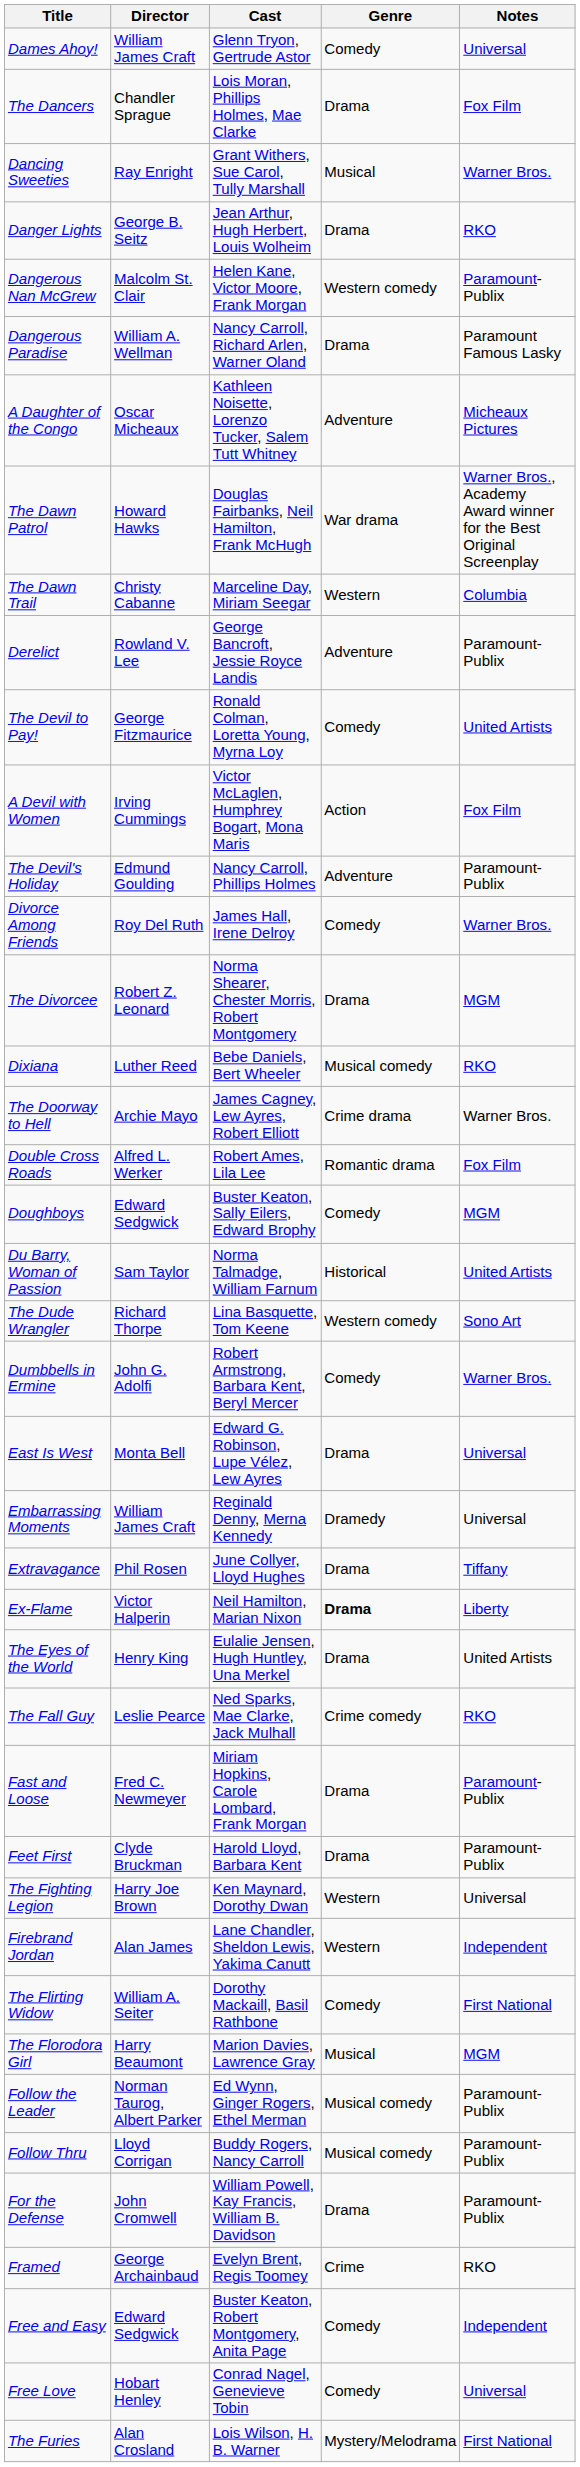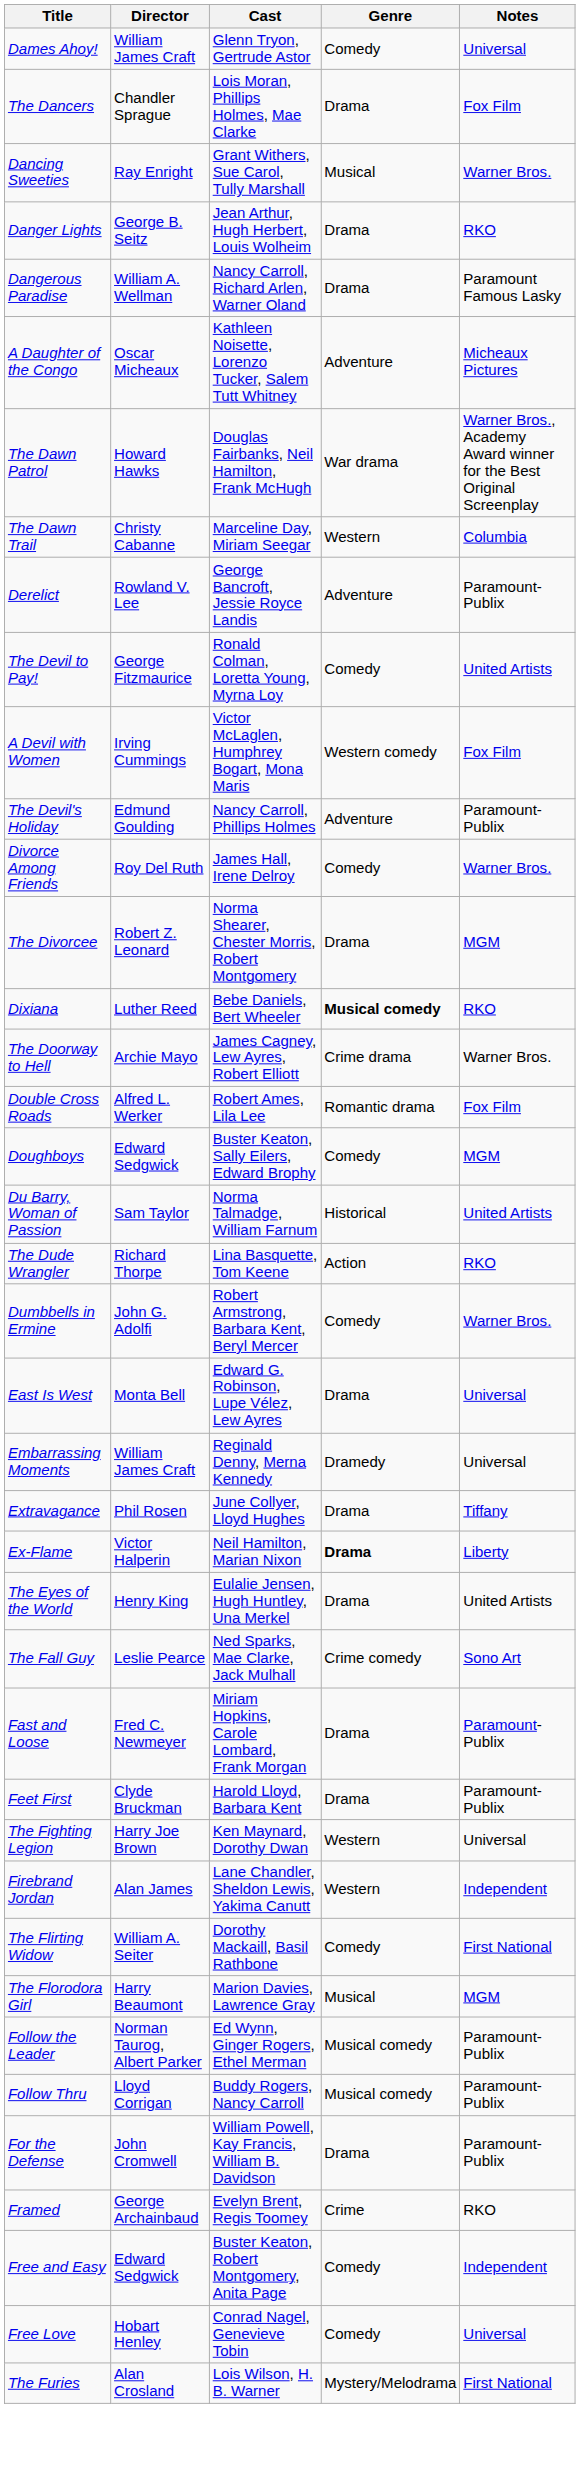- row: (52, 287)
(345, 810) Action -> (381, 752) Western comedy
(378, 1066) normal -> (382, 1008) bold
(381, 1321) Western comedy -> (345, 1263) Action
(492, 1321) Sono Art -> (480, 1263) RKO
(480, 1716) RKO -> (492, 1658) Sono Art
